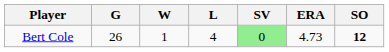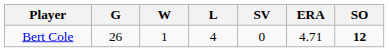(262, 36) lightgreen background -> (262, 36) no background
(311, 36) 4.73 -> (311, 36) 4.71
